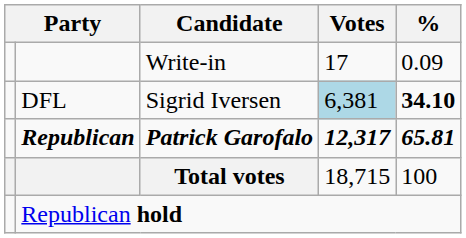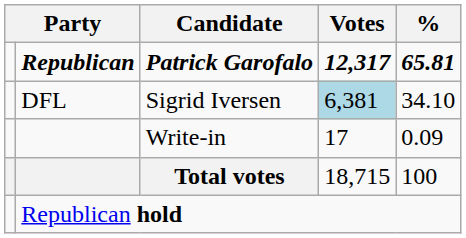rows swapped: (229, 137) <-> (186, 61)
(428, 99) bold -> (428, 99) normal
